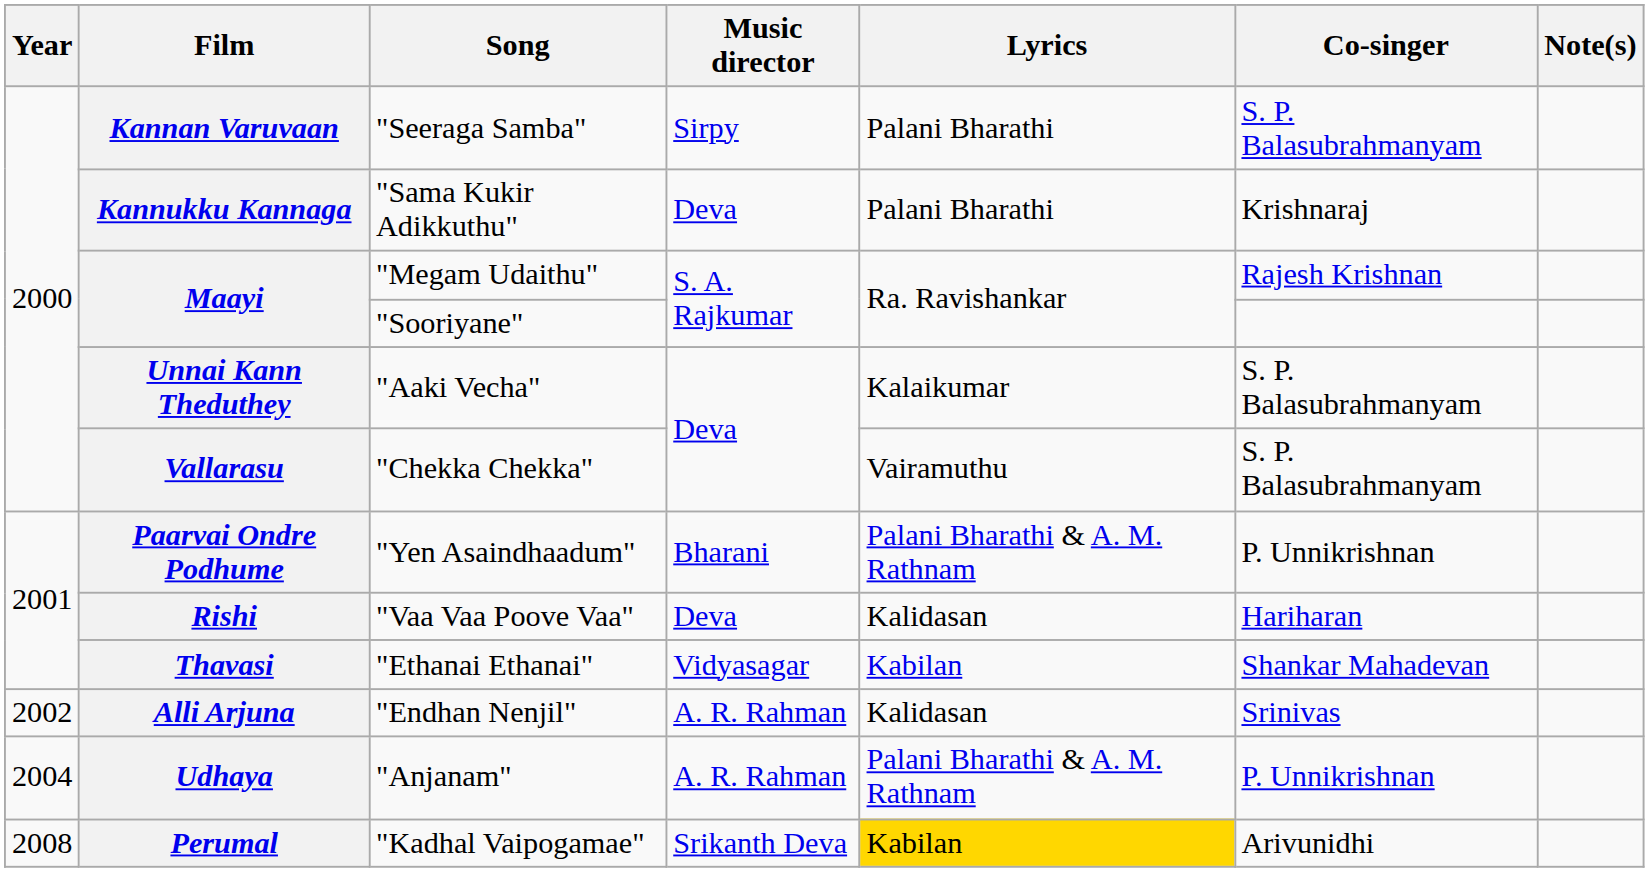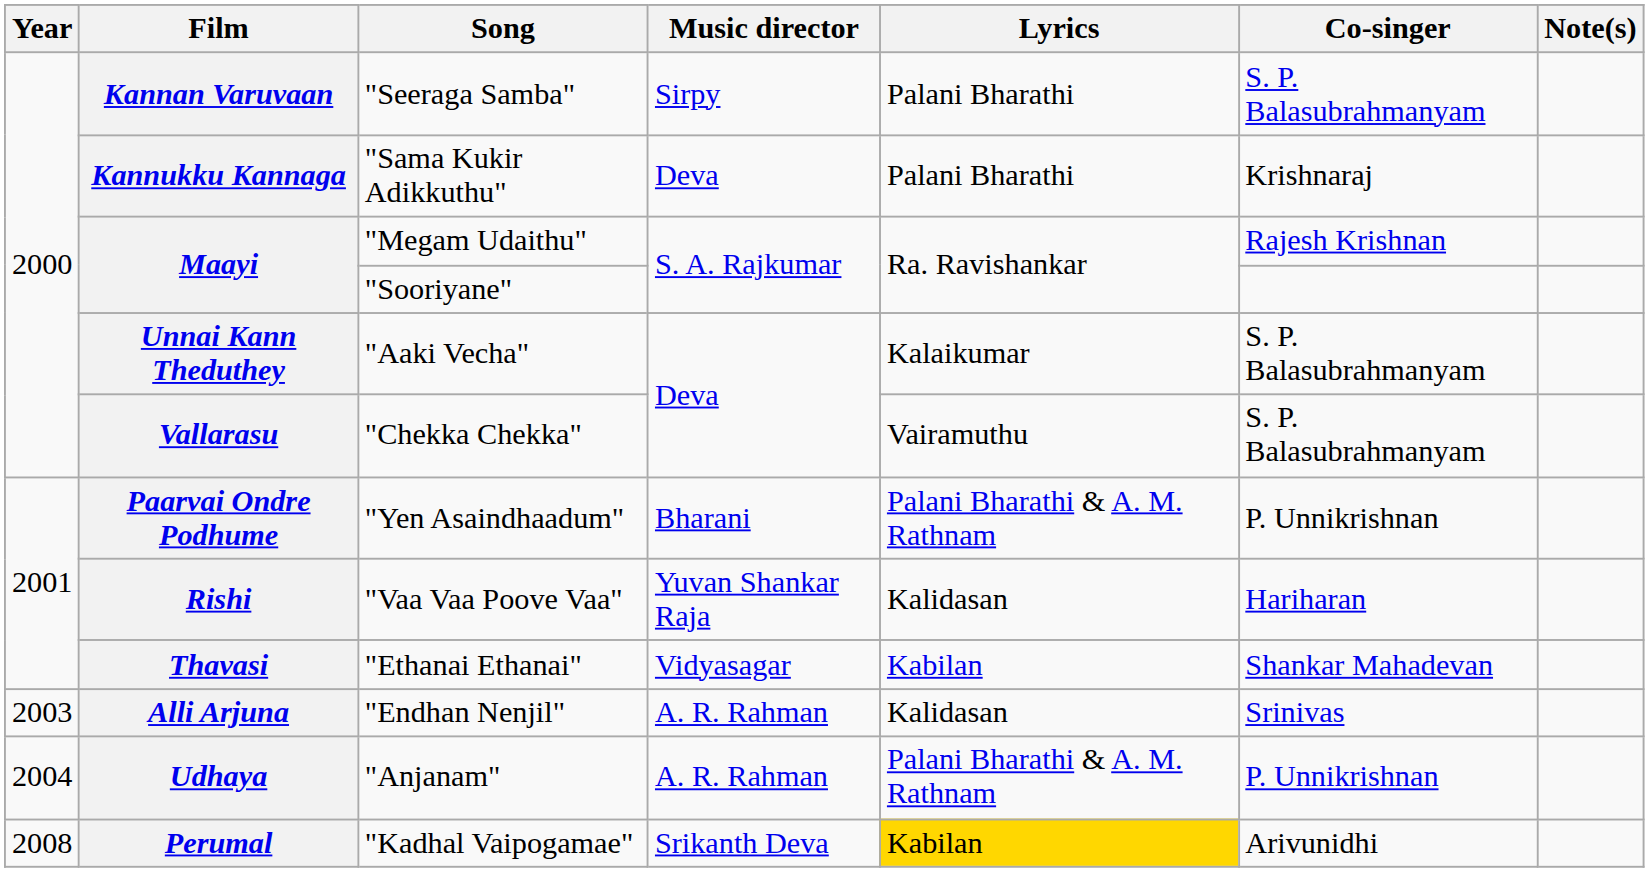(705, 616) Deva -> (747, 599) Yuvan Shankar Raja
(42, 712) 2002 -> (42, 712) 2003
